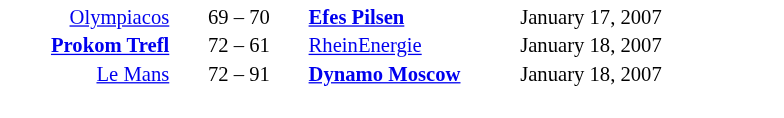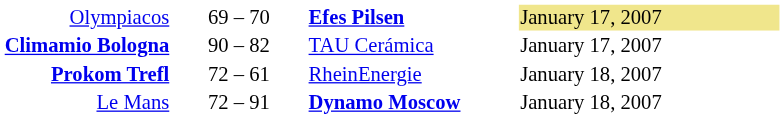(591, 17) no background -> (591, 17) khaki background
+ row: (87, 45)
